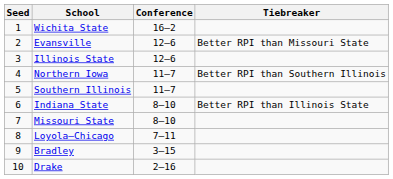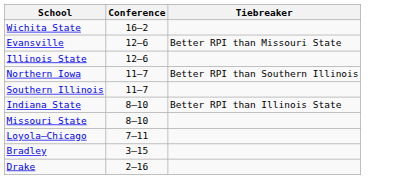- column: (18, 12)
